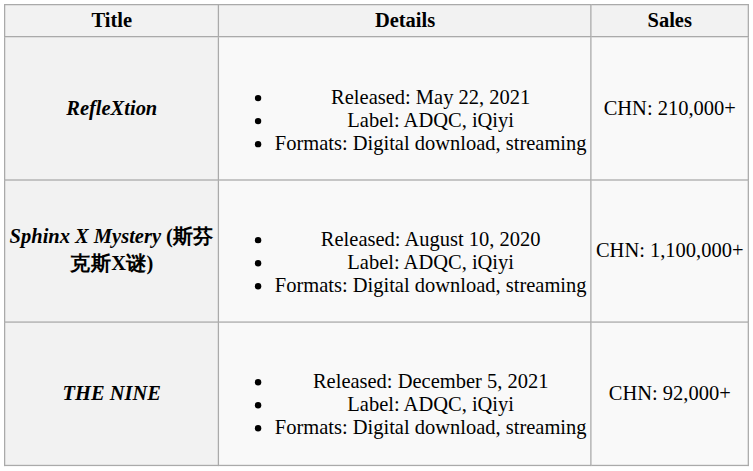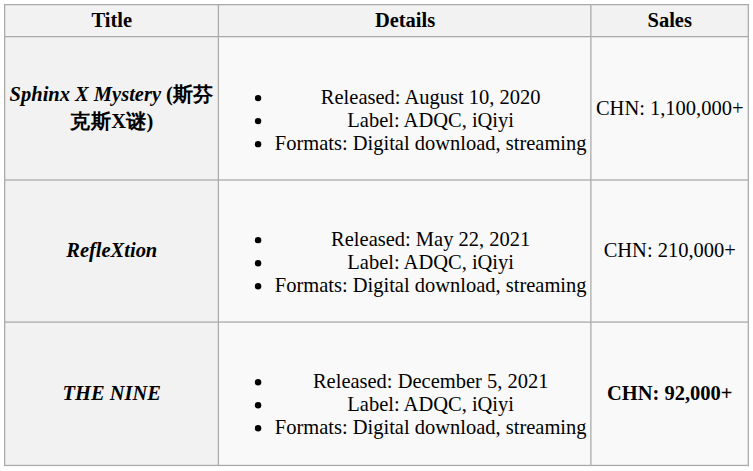rows swapped: (112, 250) <-> (112, 108)
(670, 393) normal -> (670, 393) bold
